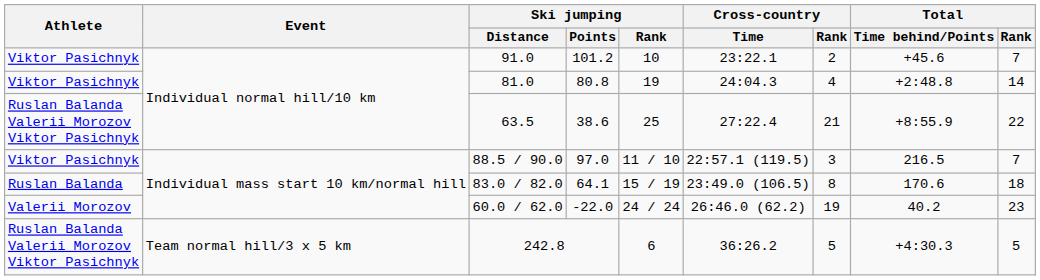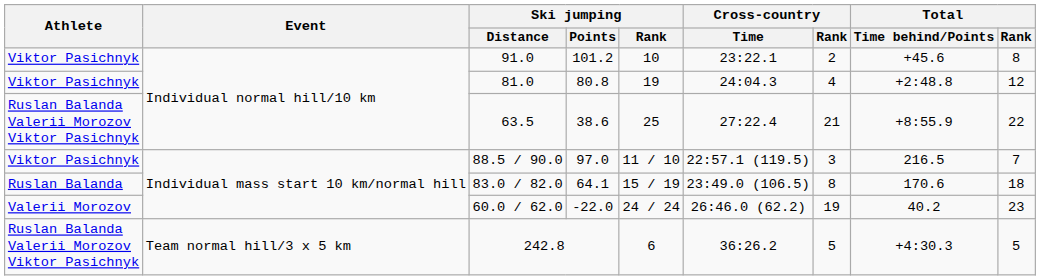(1016, 59) 7 -> (1016, 59) 8
(1016, 82) 14 -> (1016, 82) 12
